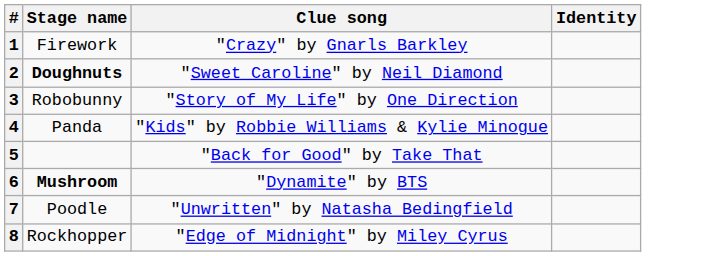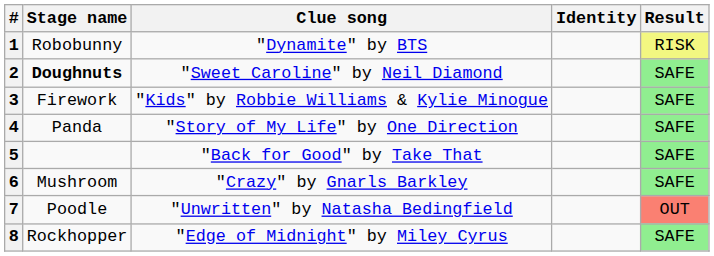+ column: (675, 18)
(77, 46) Firework -> (77, 46) Robobunny
(342, 46) "Crazy" by Gnarls Barkley -> (342, 46) "Dynamite" by BTS
(77, 100) Robobunny -> (77, 100) Firework
(342, 100) "Story of My Life" by One Direction -> (342, 100) "Kids" by Robbie Williams & Kylie Minogue
(342, 128) "Kids" by Robbie Williams & Kylie Minogue -> (342, 128) "Story of My Life" by One Direction
(77, 182) bold -> (77, 182) normal
(342, 182) "Dynamite" by BTS -> (342, 182) "Crazy" by Gnarls Barkley
